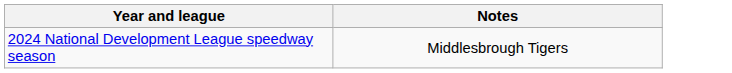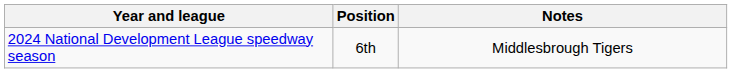+ column: (366, 16)
